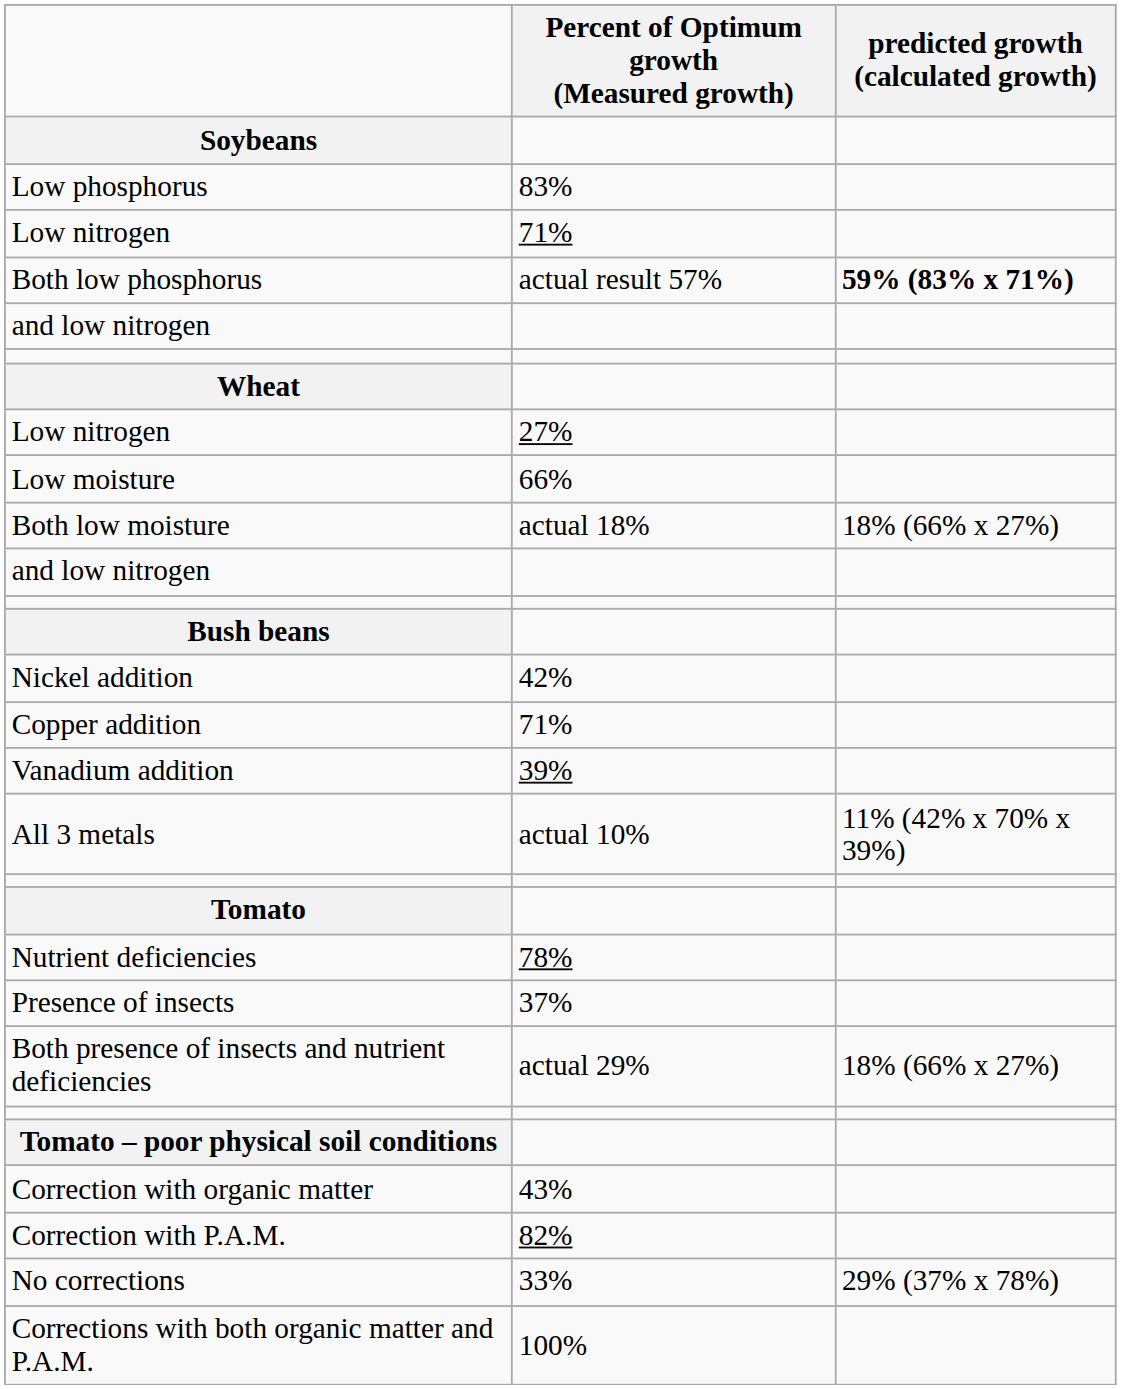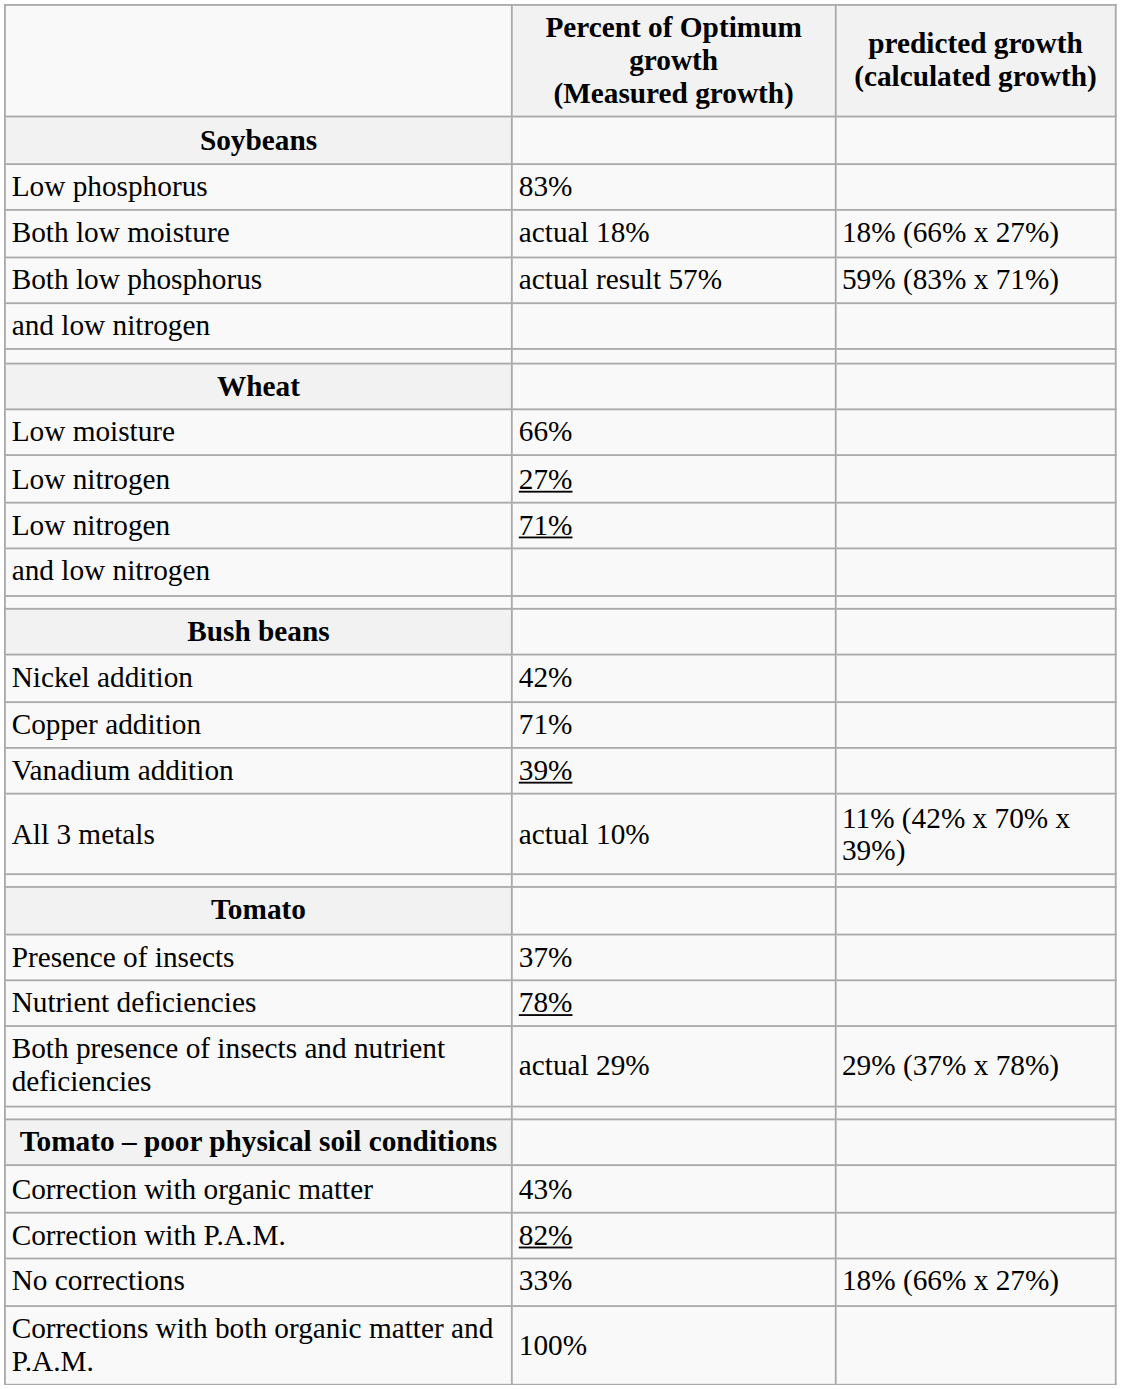rows swapped: (91, 232) <-> (121, 525)
(958, 279) bold -> (951, 279) normal
rows swapped: (93, 478) <-> (91, 432)
rows swapped: (123, 1002) <-> (134, 956)
(951, 1065) 18% (66% x 27%) -> (951, 1065) 29% (37% x 78%)
(951, 1281) 29% (37% x 78%) -> (951, 1281) 18% (66% x 27%)
